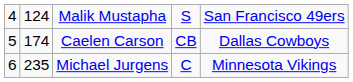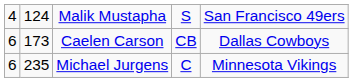(12, 41) 5 -> (12, 41) 6
(36, 41) 174 -> (36, 41) 173
